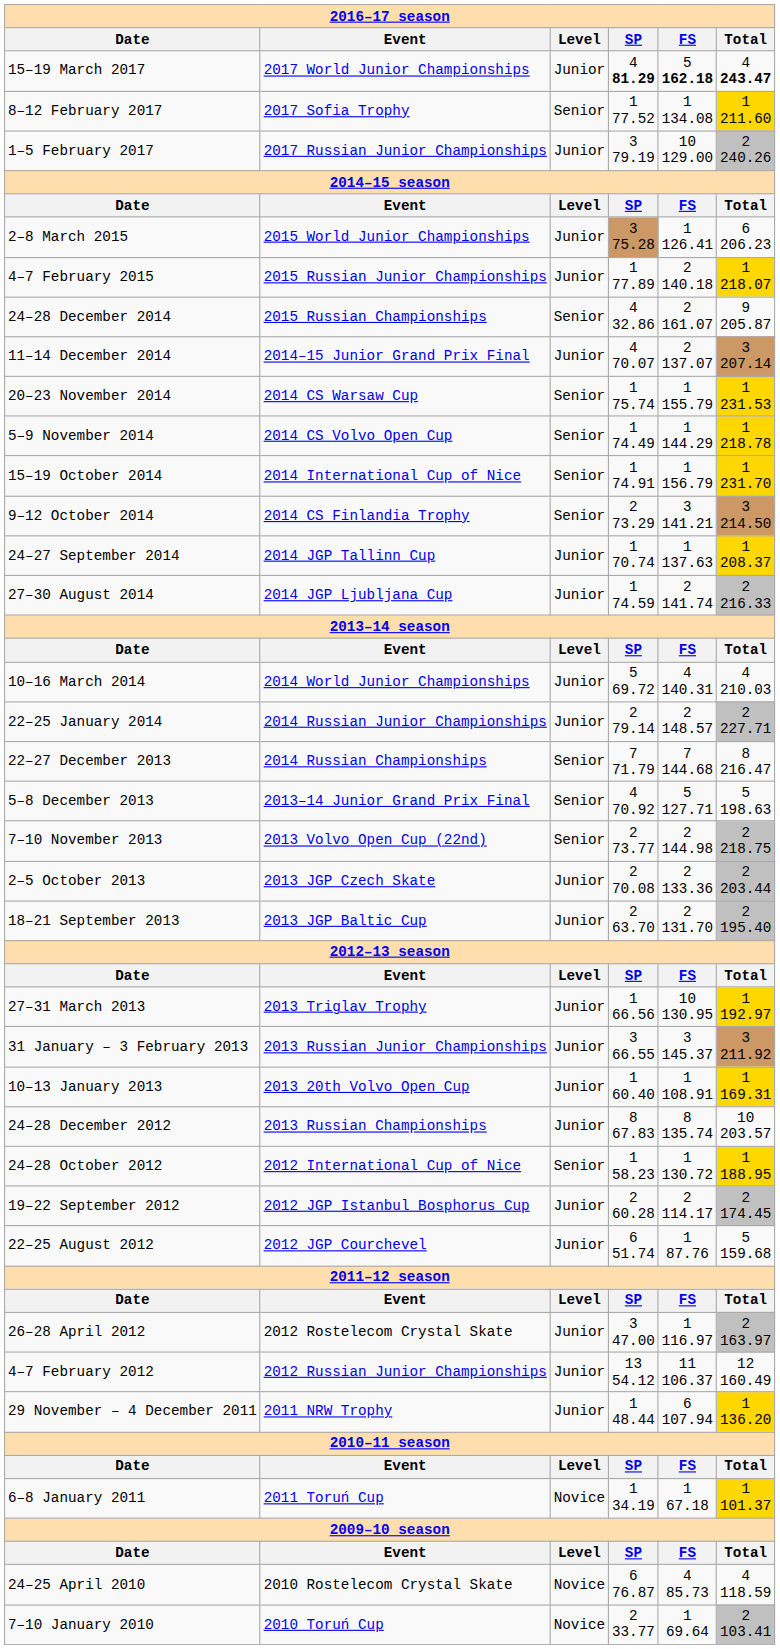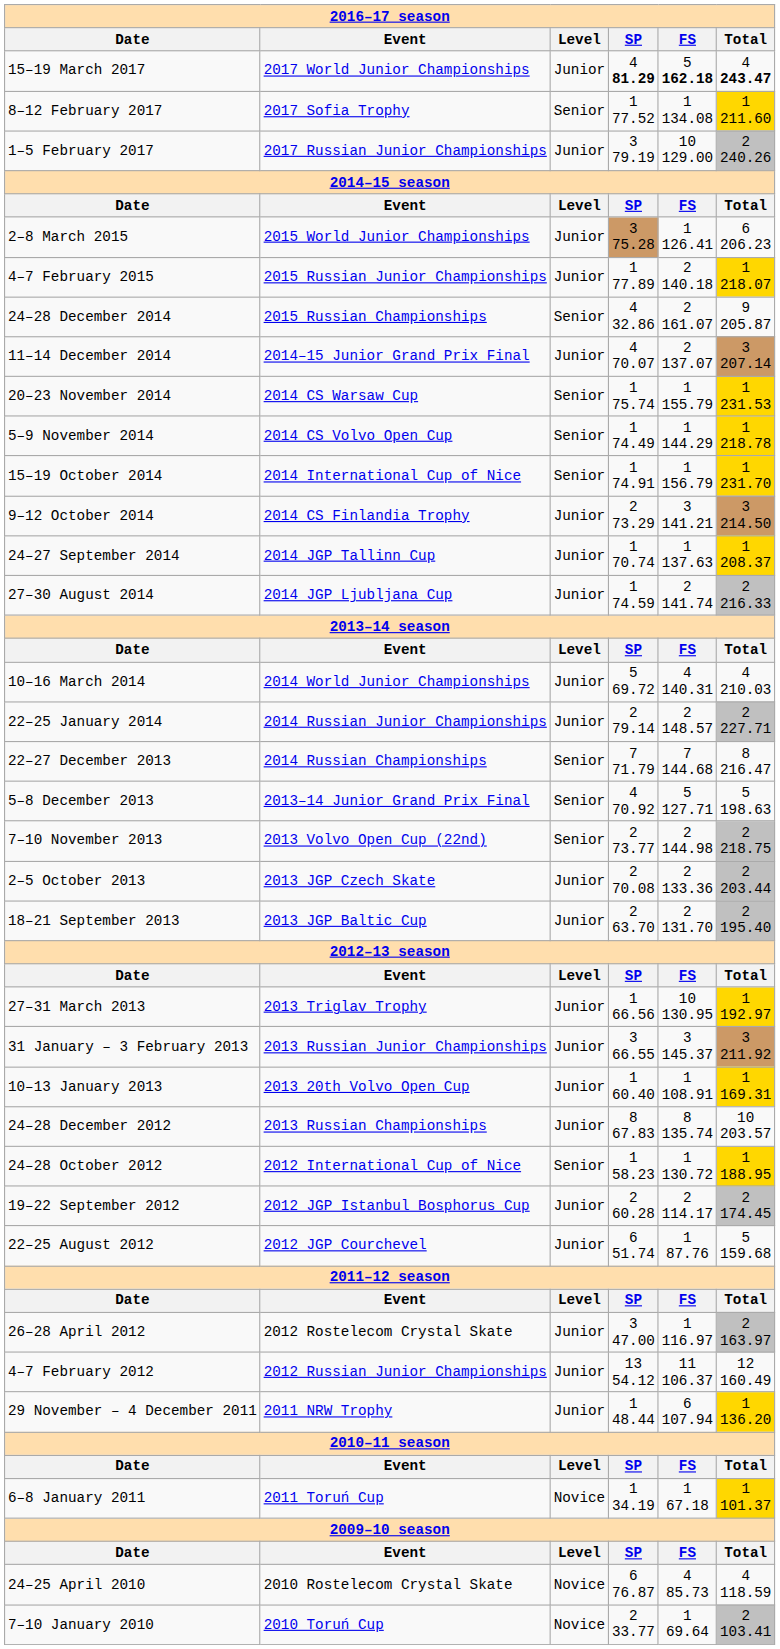(579, 516) Senior -> (579, 516) Junior
